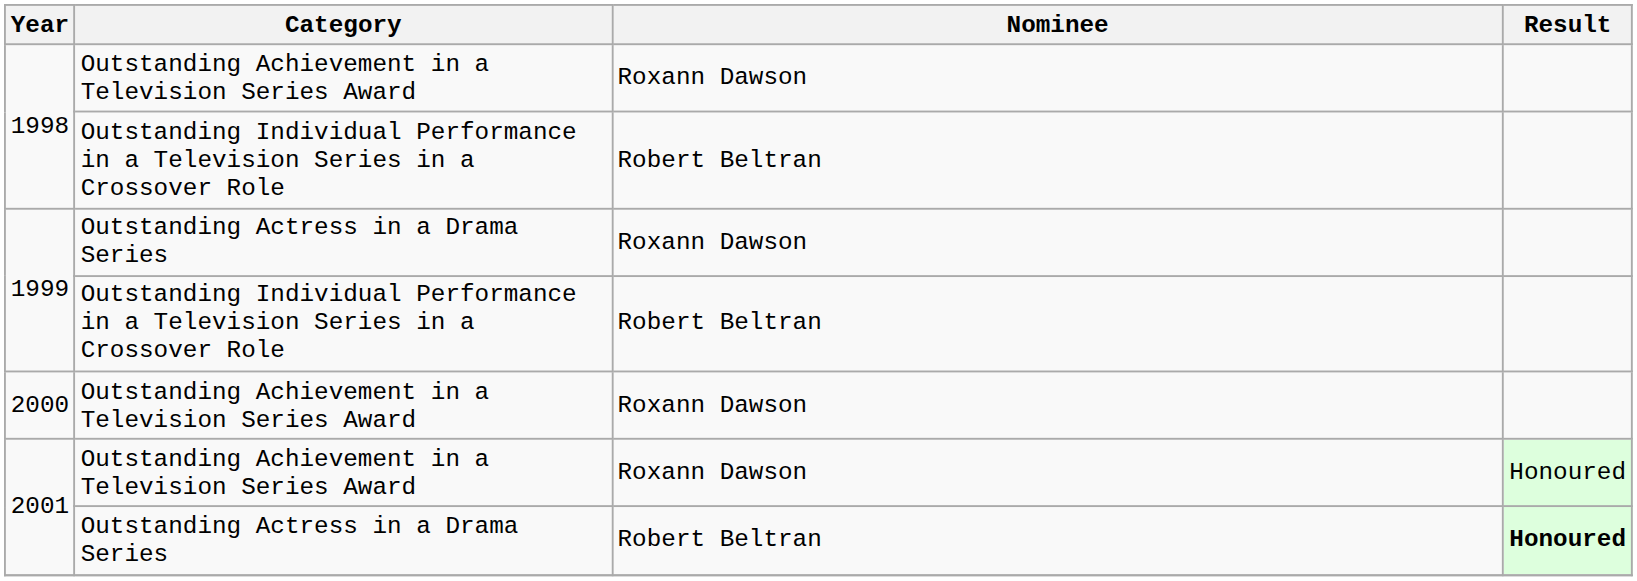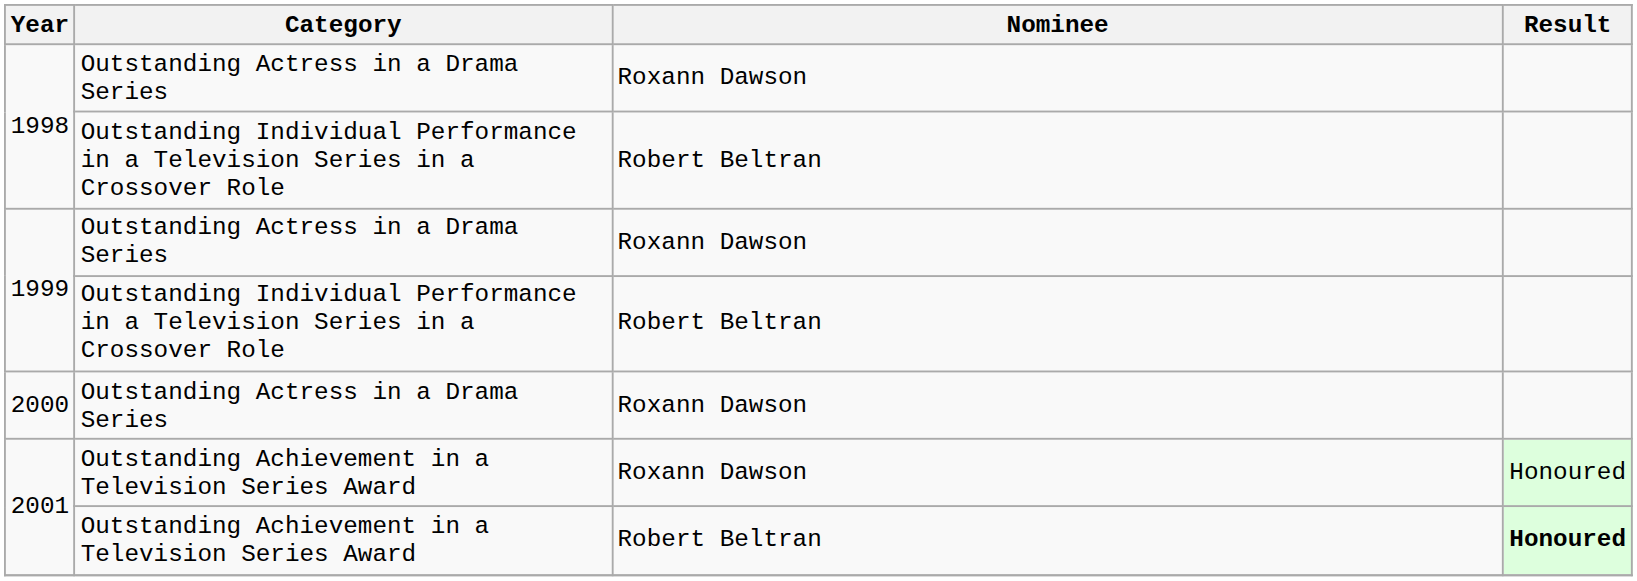(285, 78) Outstanding Achievement in a Television Series Award -> (300, 78) Outstanding Actress in a Drama Series
(285, 405) Outstanding Achievement in a Television Series Award -> (300, 405) Outstanding Actress in a Drama Series
(300, 541) Outstanding Actress in a Drama Series -> (285, 541) Outstanding Achievement in a Television Series Award
